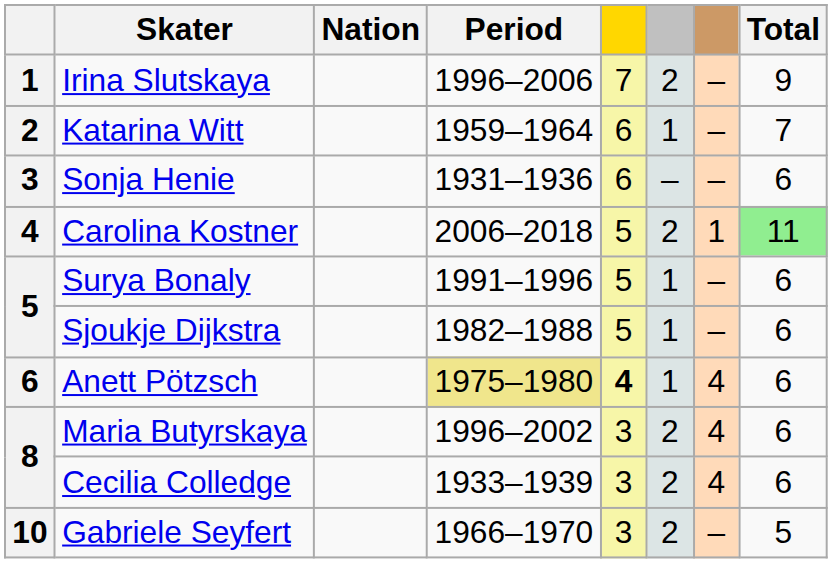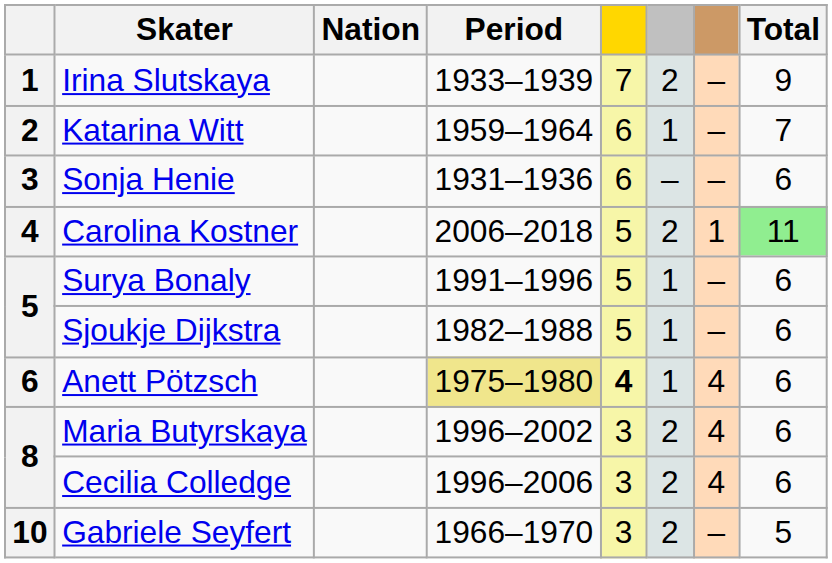(514, 79) 1996–2006 -> (514, 79) 1933–1939
(514, 481) 1933–1939 -> (514, 481) 1996–2006
